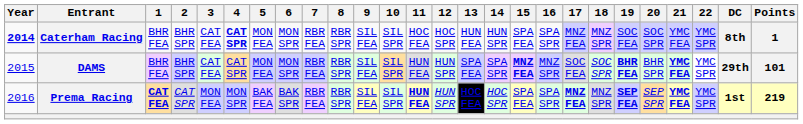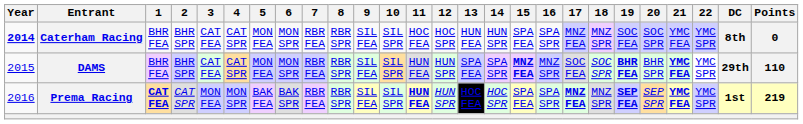(237, 38) bold -> (237, 38) normal
(775, 38) 1 -> (775, 38) 0
(775, 68) 101 -> (775, 68) 110
